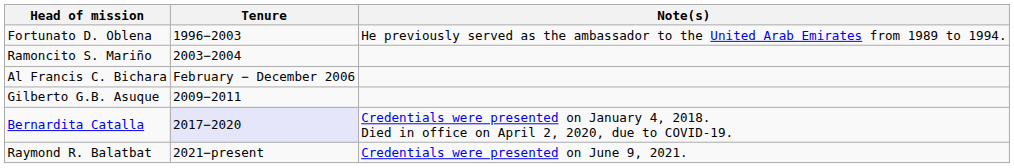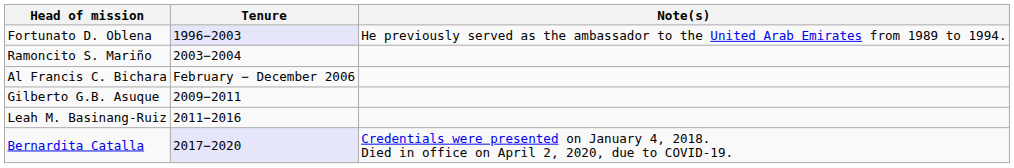(207, 35) no background -> (207, 35) lavender background
+ row: (87, 118)
- row: (80, 153)
